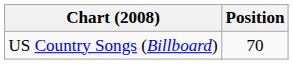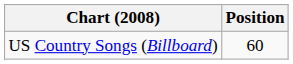(255, 45) 70 -> (255, 45) 60
